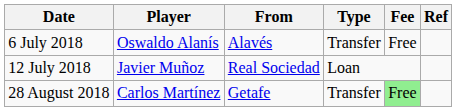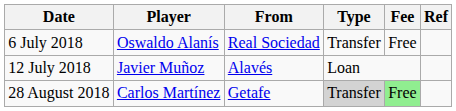(250, 42) Alavés -> (274, 42) Real Sociedad
(274, 67) Real Sociedad -> (250, 67) Alavés
(354, 93) no background -> (354, 93) lightgrey background
